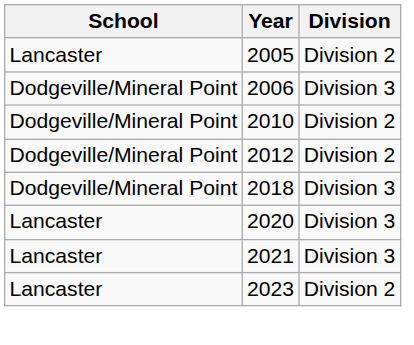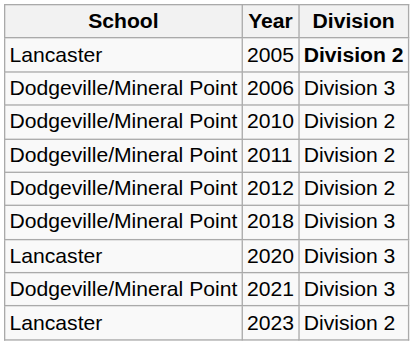(349, 54) normal -> (354, 54) bold
+ row: (270, 155)
(56, 255) Lancaster -> (123, 289) Dodgeville/Mineral Point
